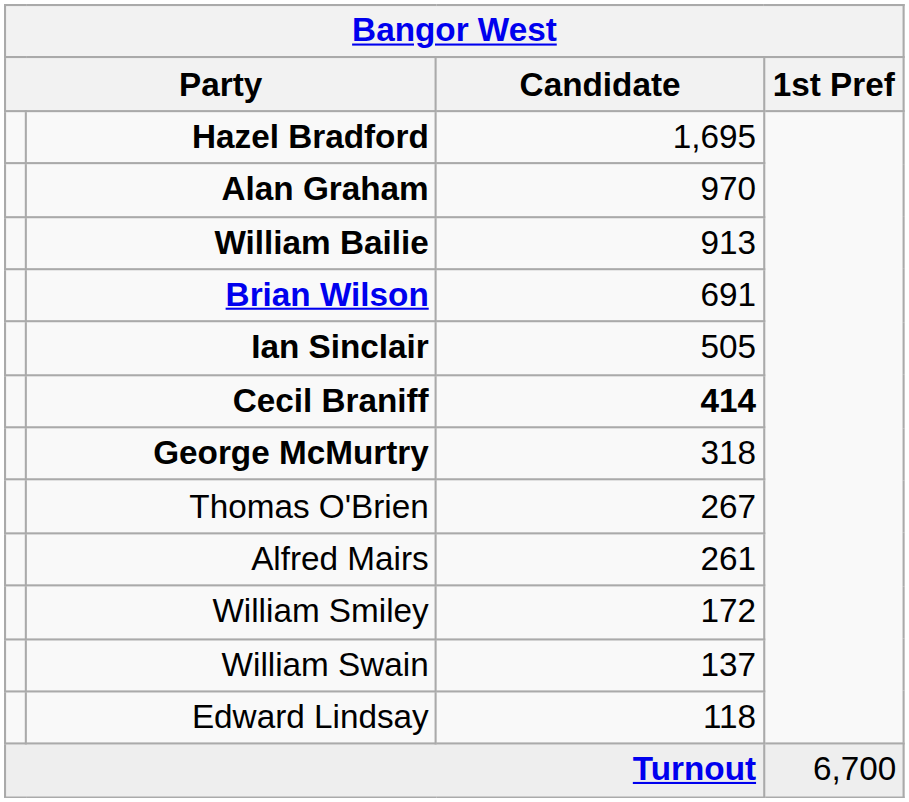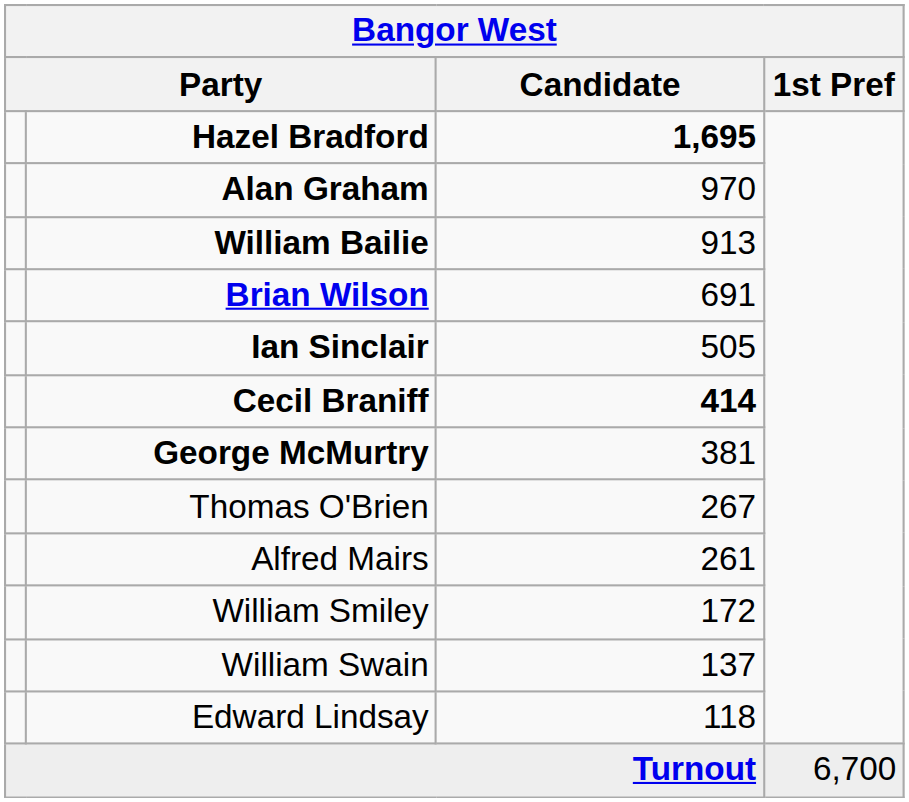(714, 136) normal -> (714, 136) bold
(728, 453) 318 -> (728, 453) 381
